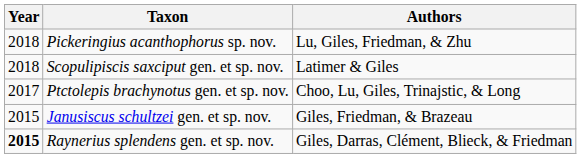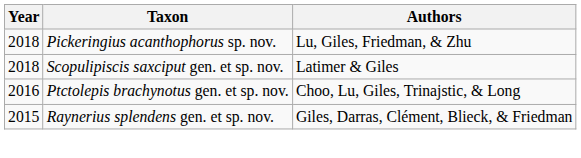(24, 91) 2017 -> (24, 91) 2016
- row: (159, 116)
(24, 141) bold -> (24, 116) normal
